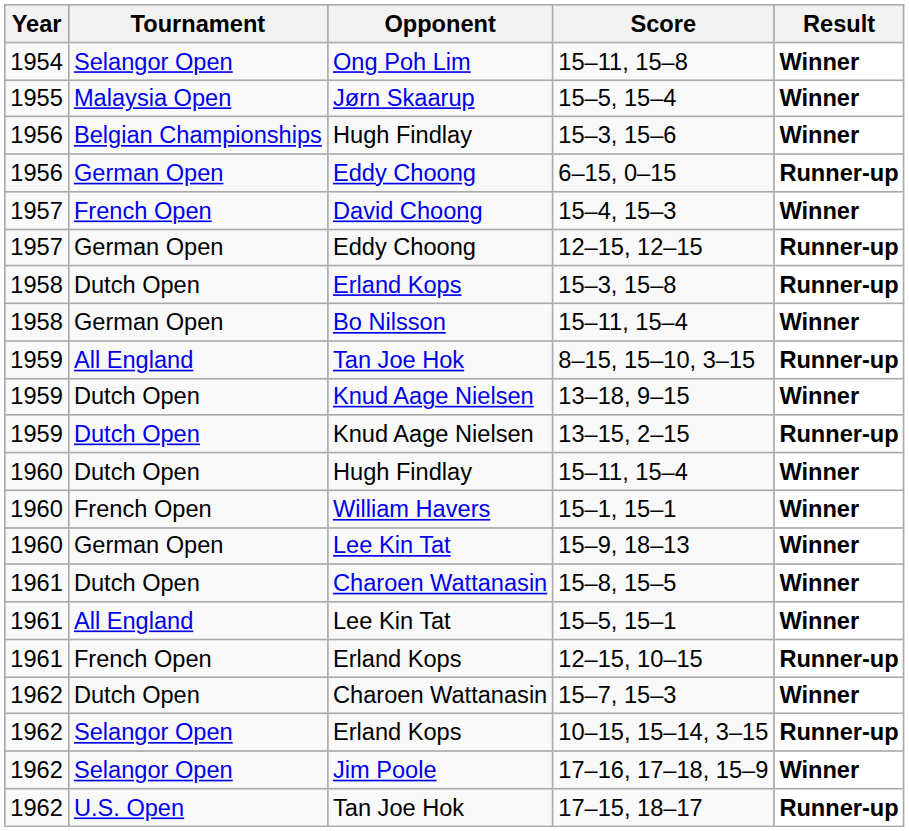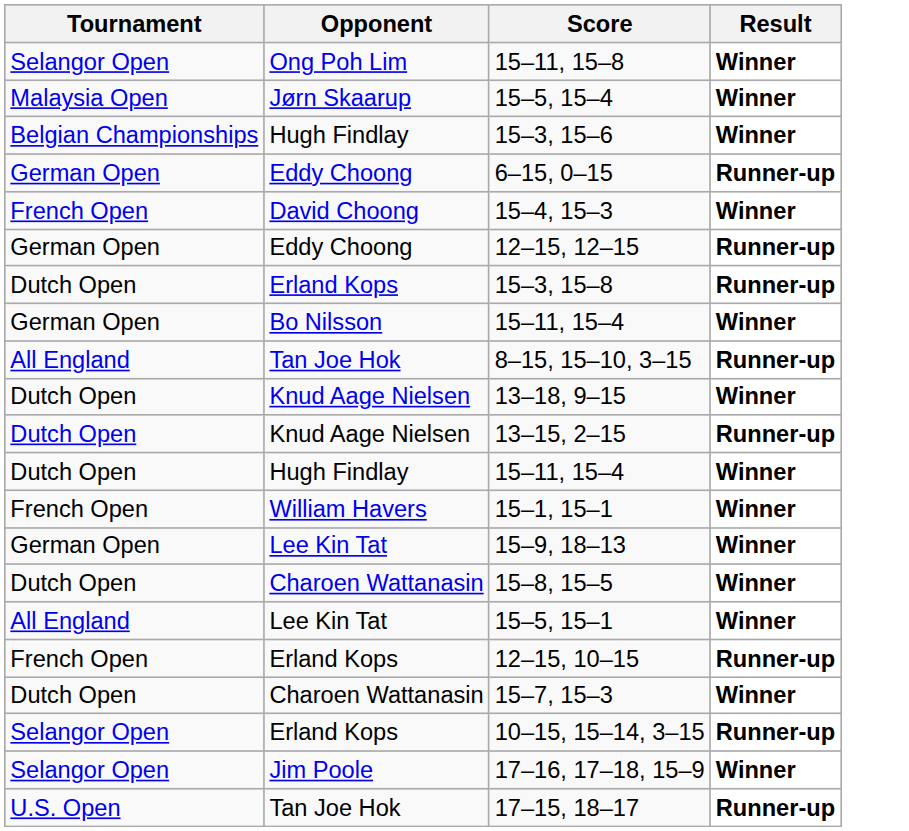- column: (37, 24)
